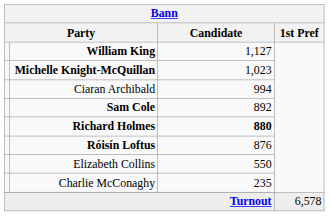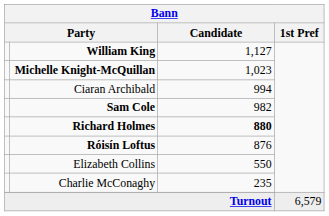(263, 107) 892 -> (263, 107) 982
(308, 201) 6,578 -> (308, 201) 6,579
